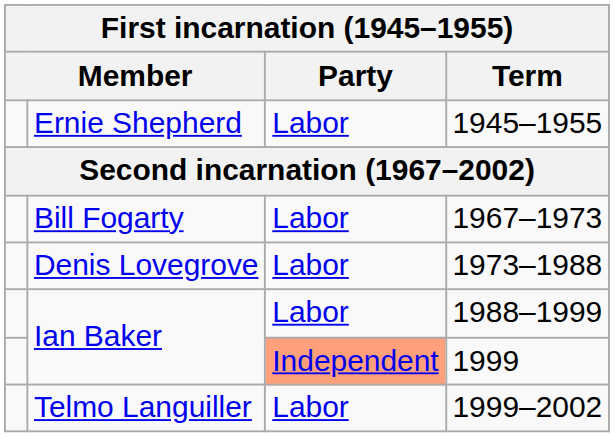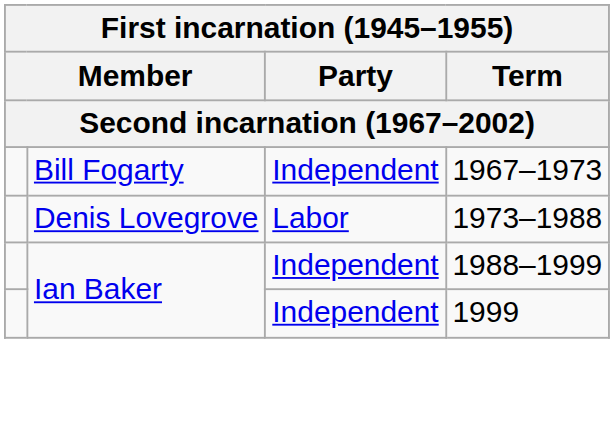- row: (527, 123)
(311, 218) Labor -> (355, 170) Independent
(311, 312) Labor -> (355, 265) Independent
(355, 360) lightsalmon background -> (355, 312) no background
- row: (527, 407)
